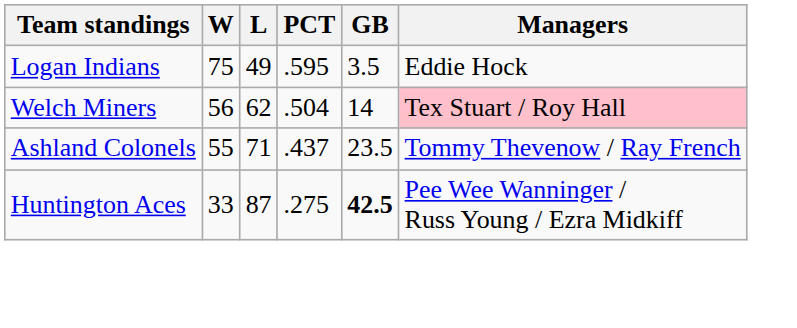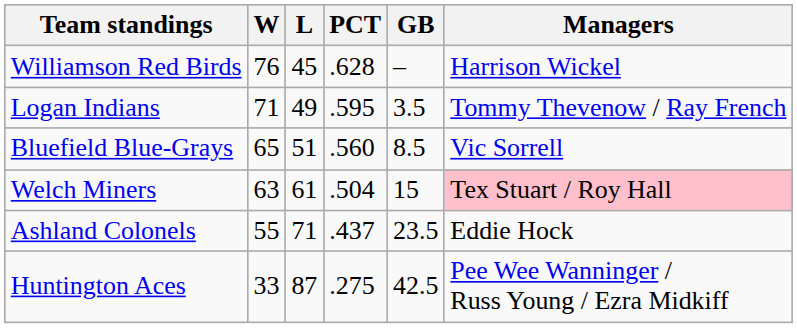+ row: (126, 66)
(221, 66) 75 -> (266, 107) 71
(466, 66) Eddie Hock -> (618, 107) Tommy Thevenow / Ray French
+ row: (122, 148)
(221, 107) 56 -> (266, 189) 63
(259, 107) 62 -> (304, 189) 61
(360, 107) 14 -> (406, 189) 15
(573, 148) Tommy Thevenow / Ray French -> (512, 230) Eddie Hock
(370, 204) bold -> (416, 286) normal
